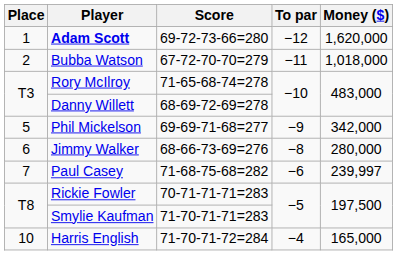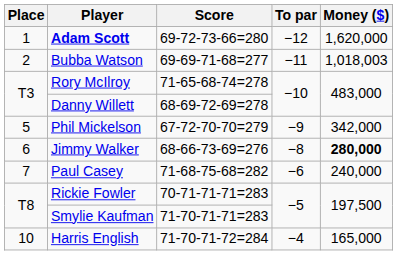(214, 60) 67-72-70-70=279 -> (214, 60) 69-69-71-68=277
(356, 60) 1,018,000 -> (356, 60) 1,018,003
(214, 127) 69-69-71-68=277 -> (214, 127) 67-72-70-70=279
(356, 149) normal -> (356, 149) bold
(356, 171) 239,997 -> (356, 171) 240,000
